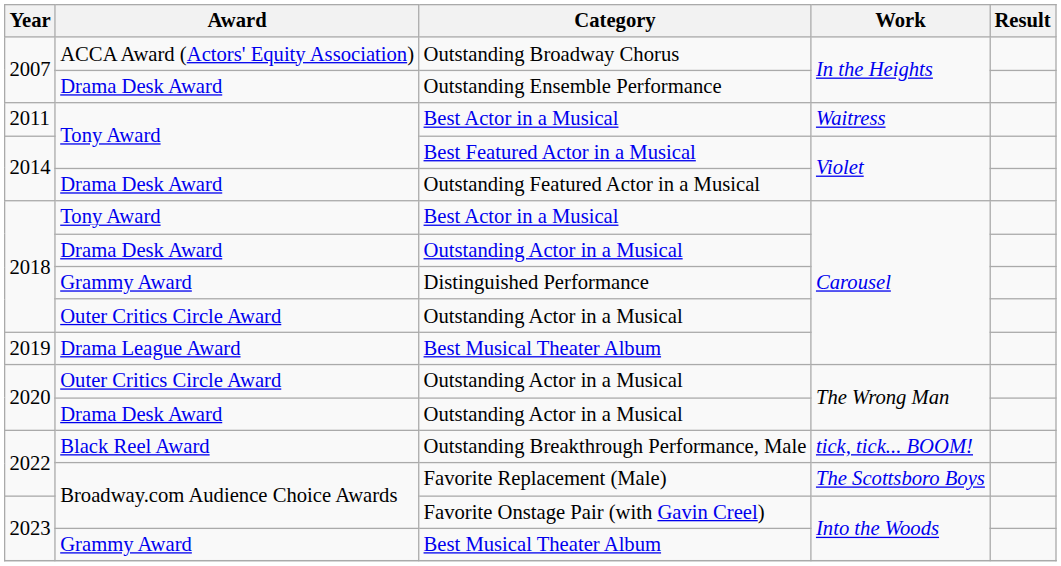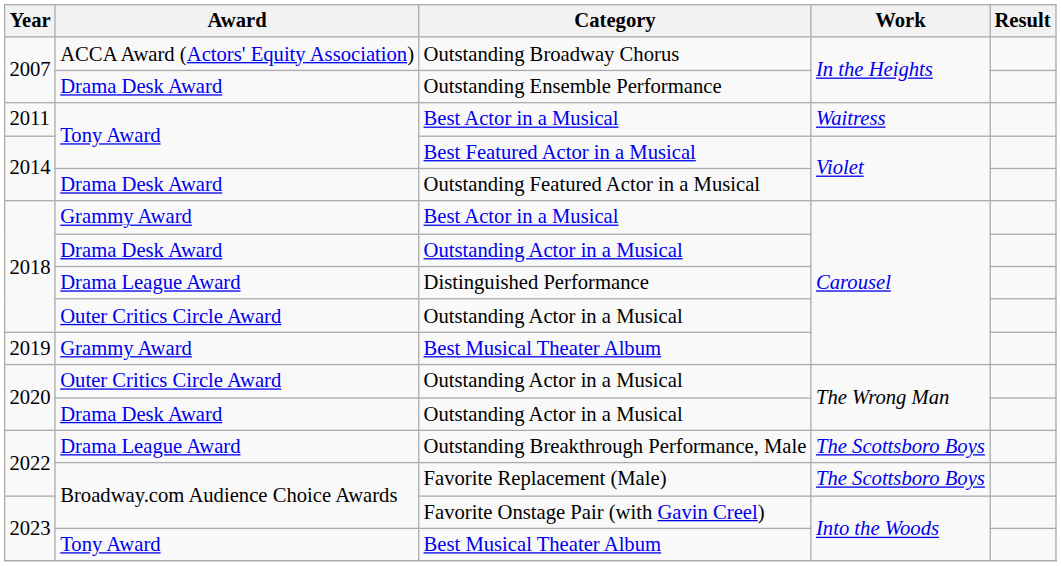(110, 217) Tony Award -> (126, 217) Grammy Award
(126, 282) Grammy Award -> (150, 282) Drama League Award
(150, 348) Drama League Award -> (126, 348) Grammy Award
(135, 446) Black Reel Award -> (150, 446) Drama League Award
(894, 446) tick, tick... BOOM! -> (900, 446) The Scottsboro Boys
(126, 544) Grammy Award -> (110, 544) Tony Award
